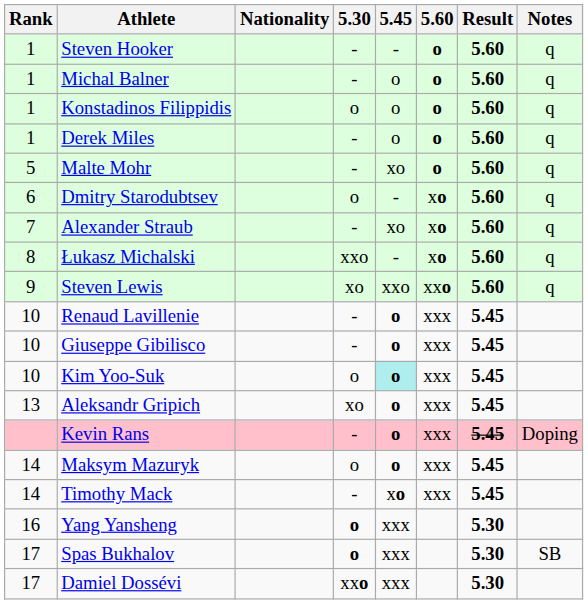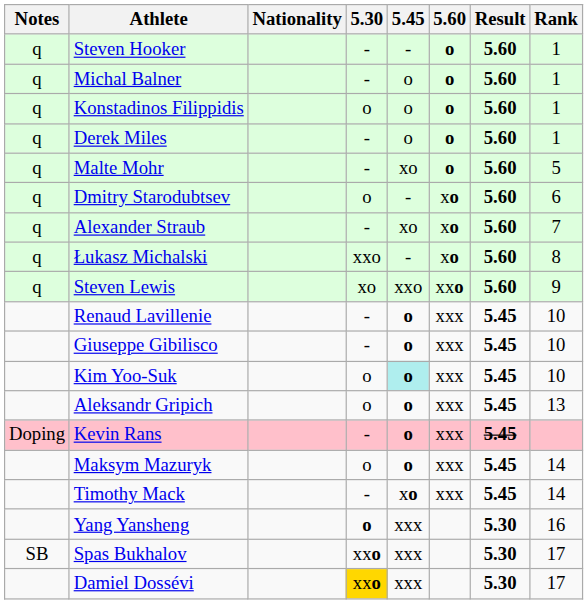columns swapped: (31, 19) <-> (550, 19)
(354, 405) xo -> (367, 405) o
(354, 553) o -> (367, 553) xxo
(354, 583) no background -> (367, 583) gold background
